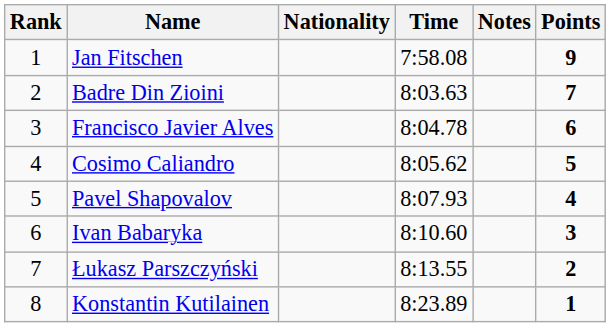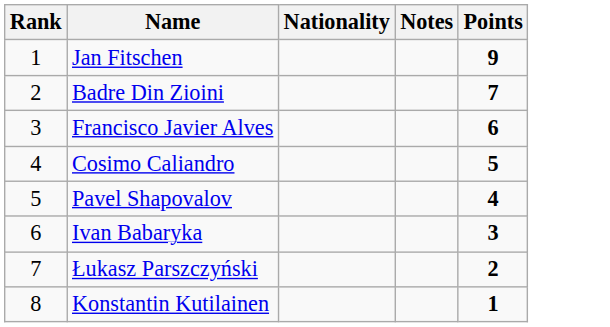- column: (434, 22)
